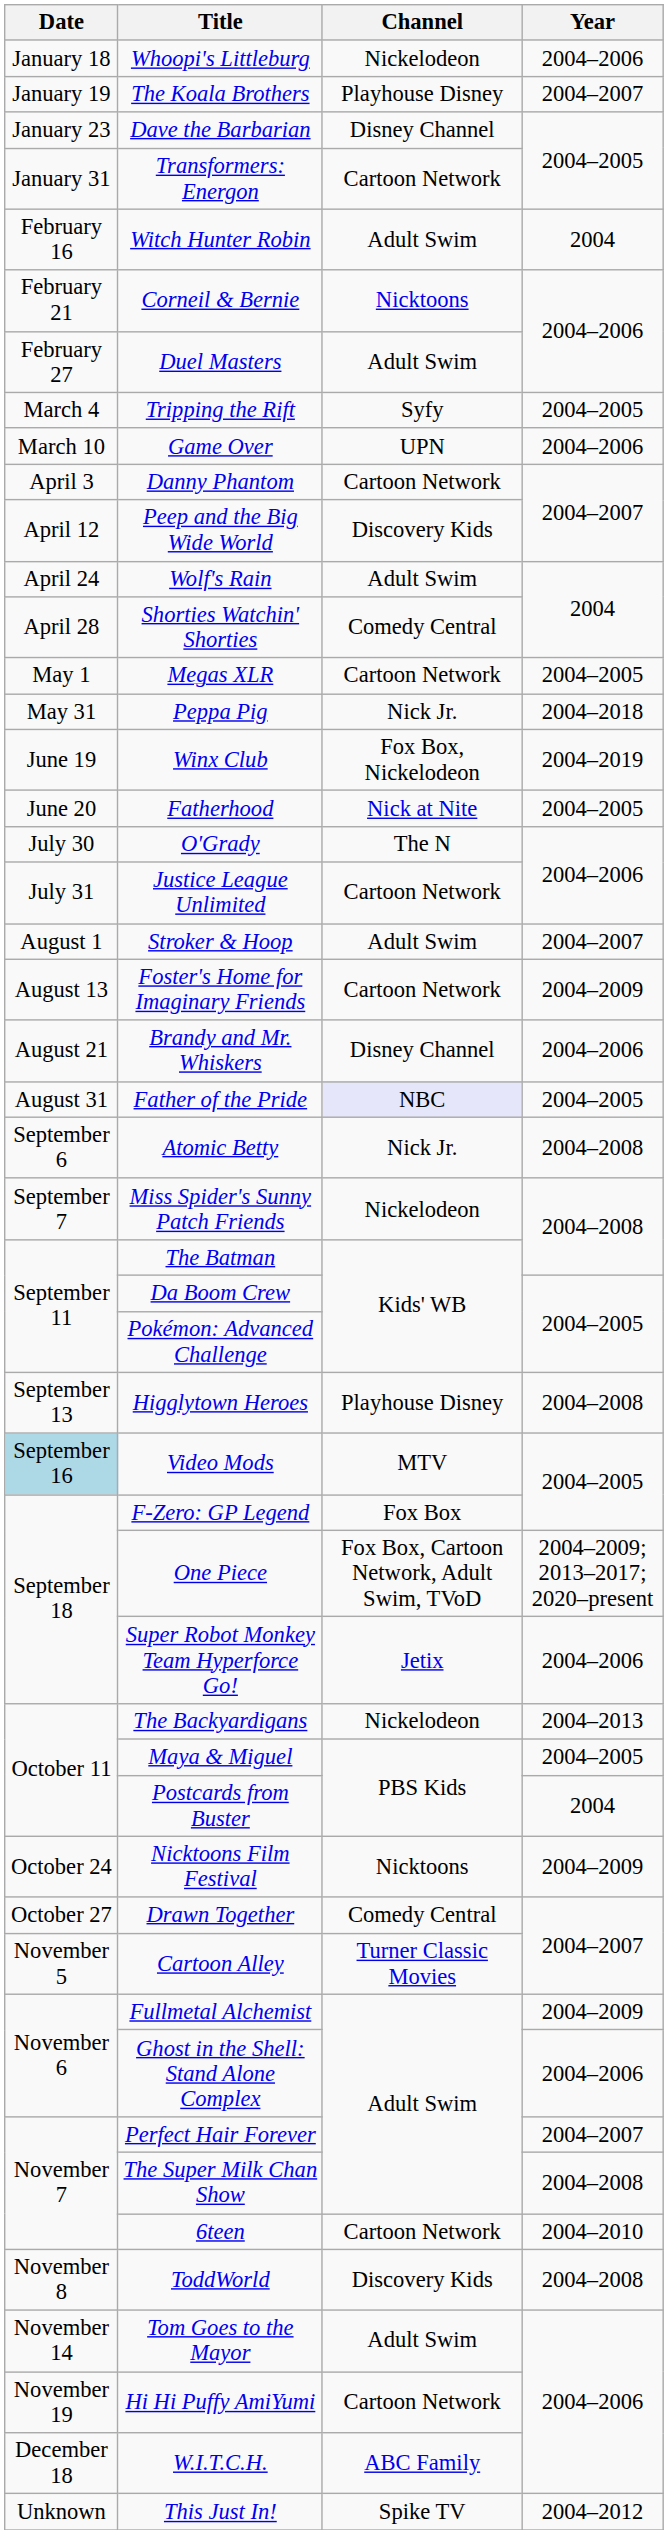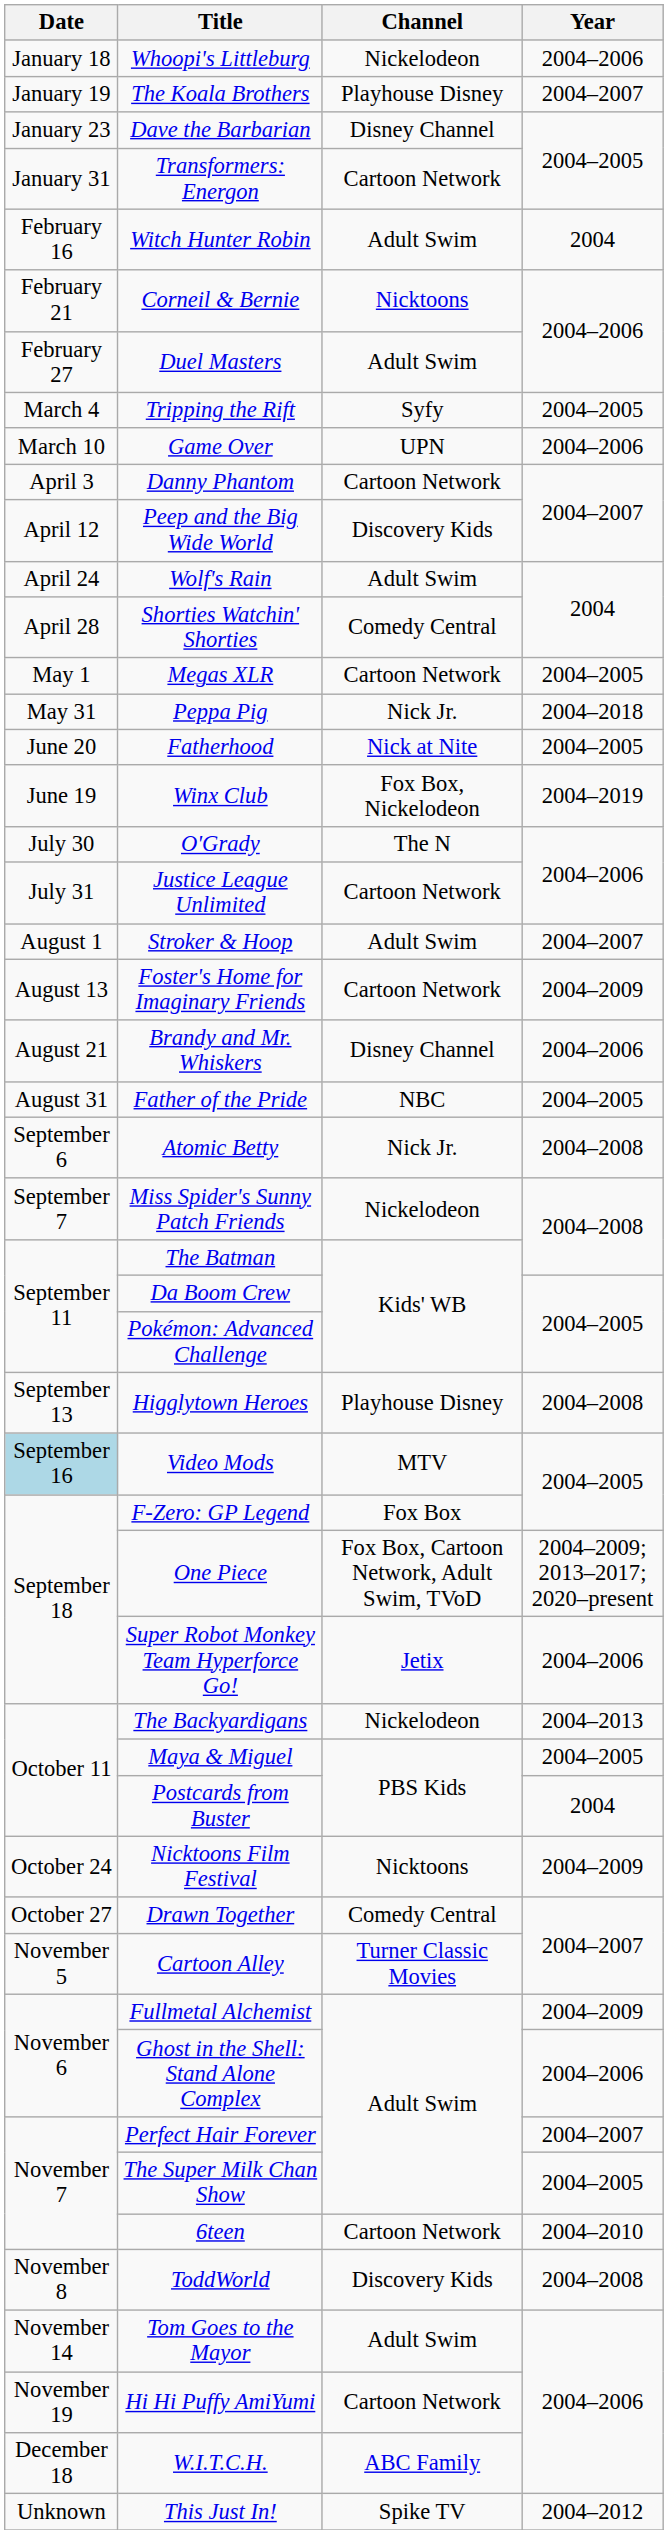rows swapped: (220, 759) <-> (220, 808)
(422, 1099) lavender background -> (422, 1099) no background
(592, 2182) 2004–2008 -> (592, 2182) 2004–2005
